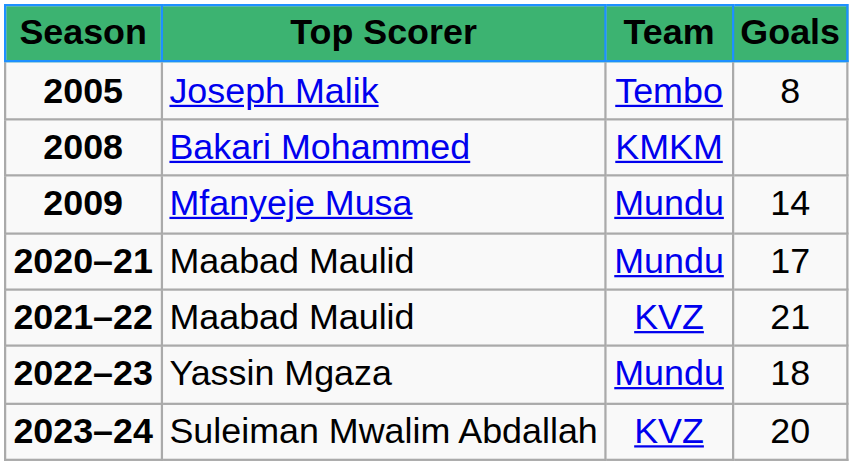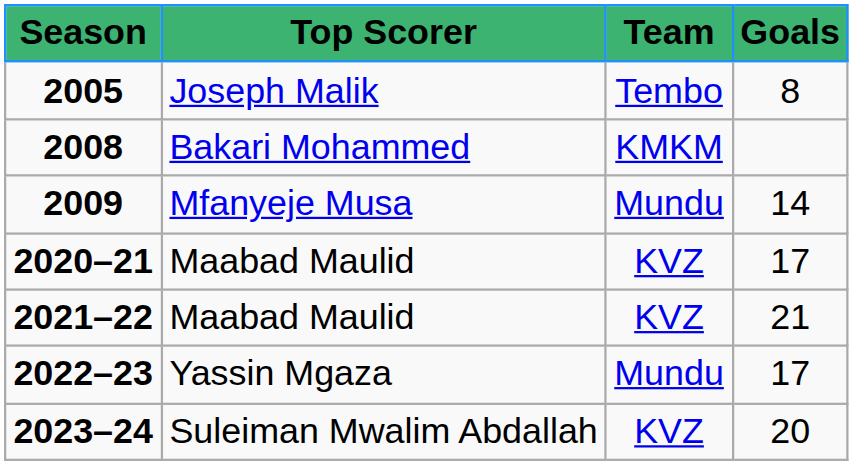(669, 260) Mundu -> (669, 260) KVZ
(790, 373) 18 -> (790, 373) 17
